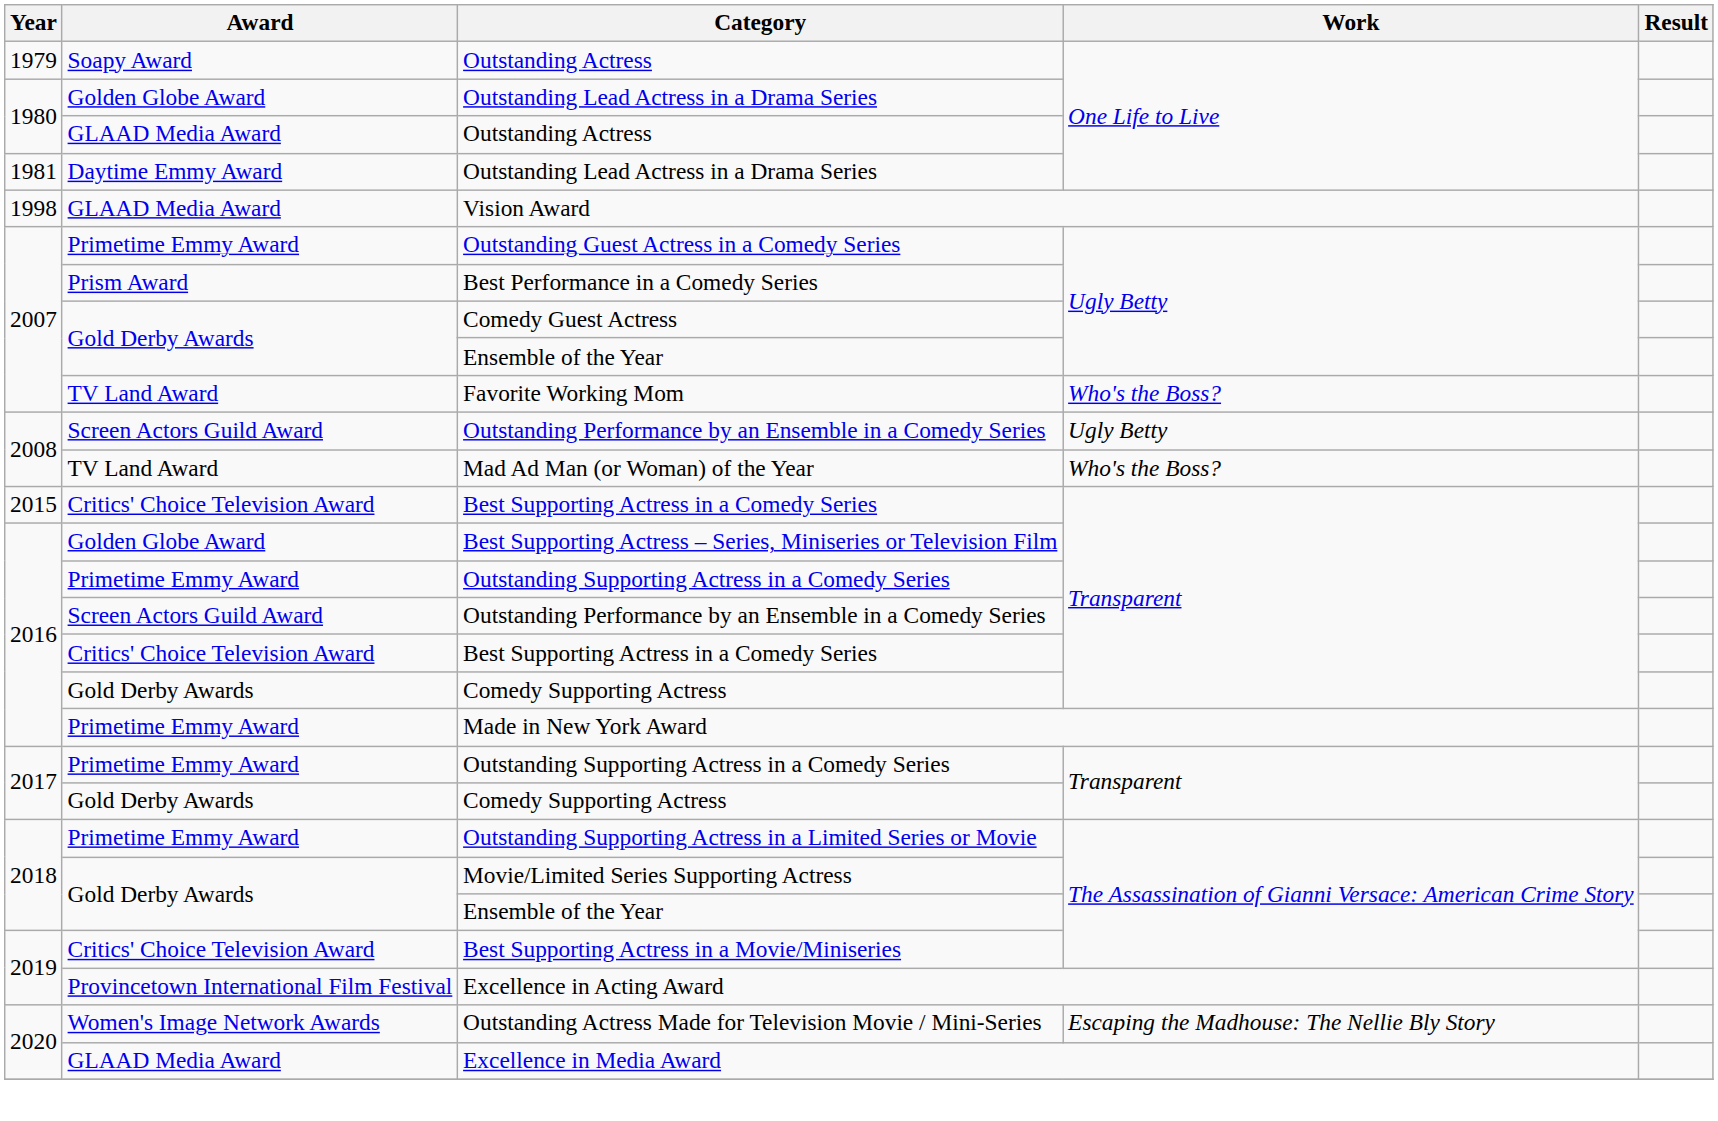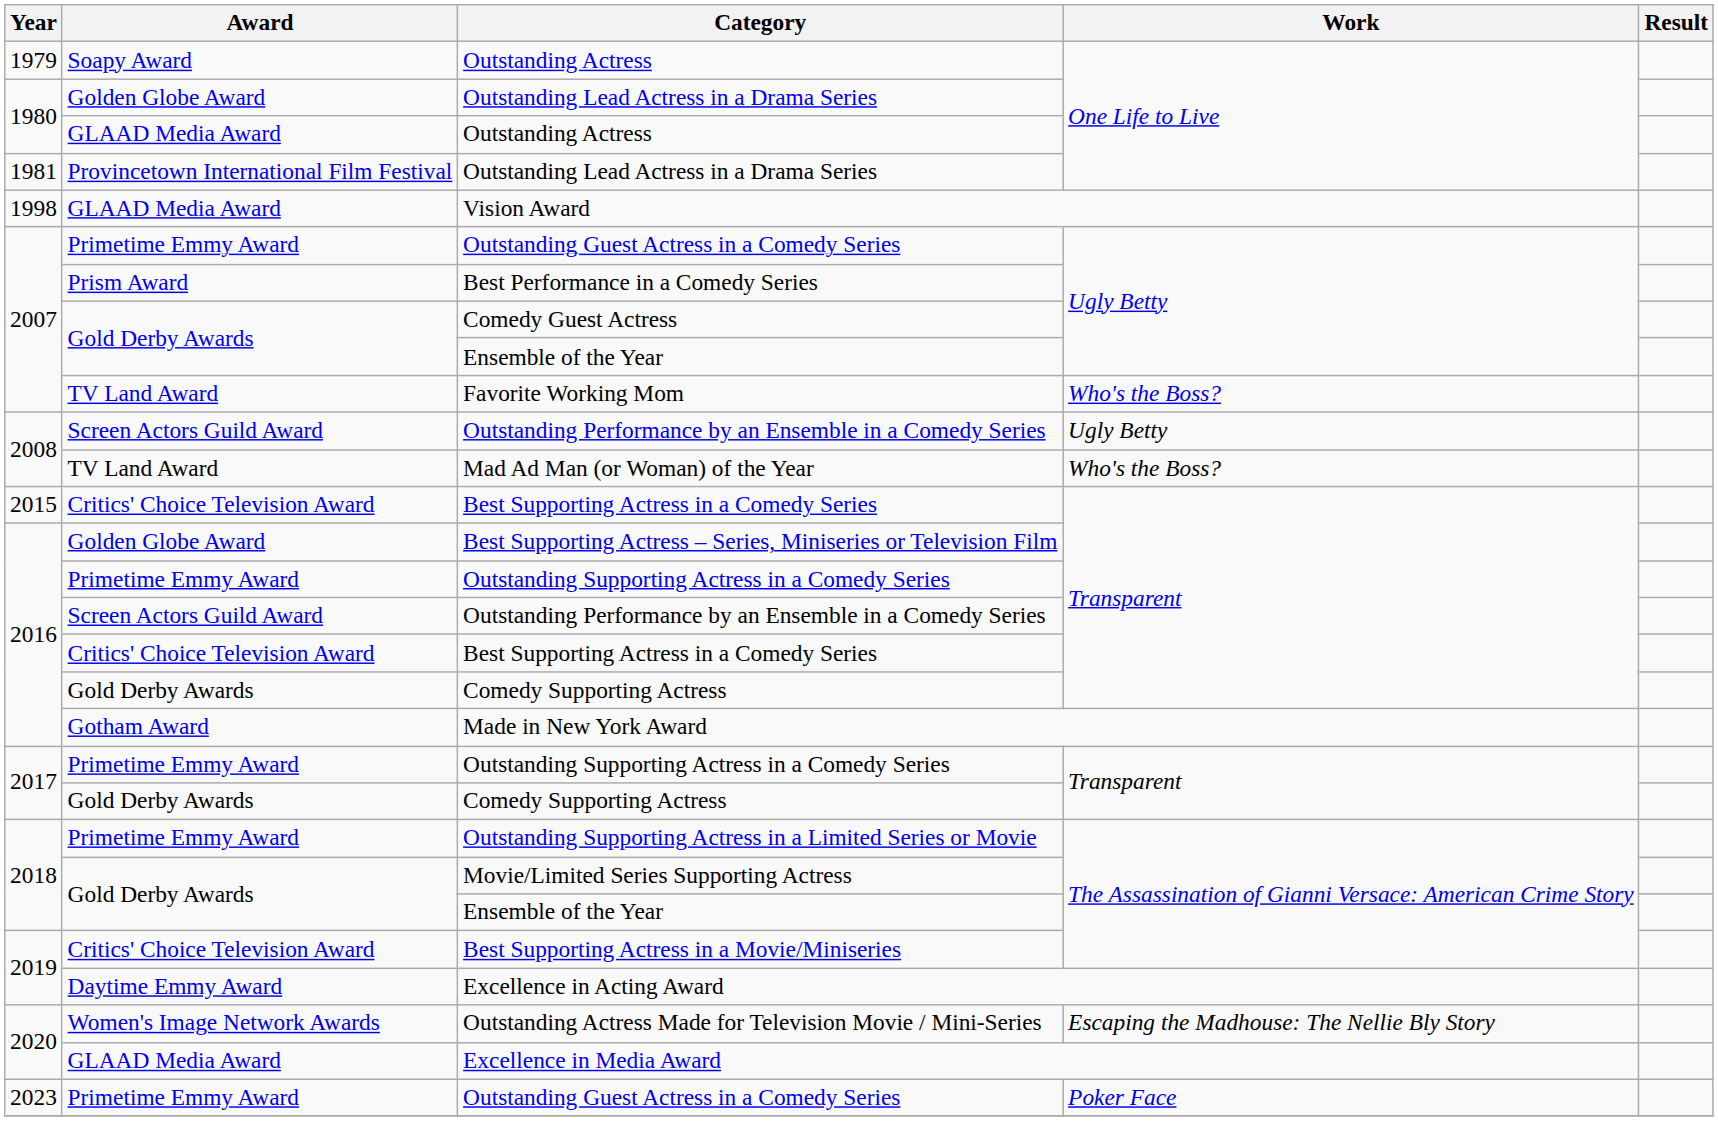(175, 171) Daytime Emmy Award -> (260, 171) Provincetown International Film Festival
(183, 726) Primetime Emmy Award -> (138, 726) Gotham Award
(260, 986) Provincetown International Film Festival -> (175, 986) Daytime Emmy Award
+ row: (33, 1097)
